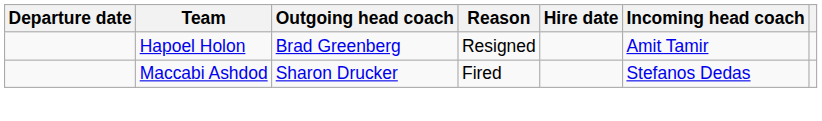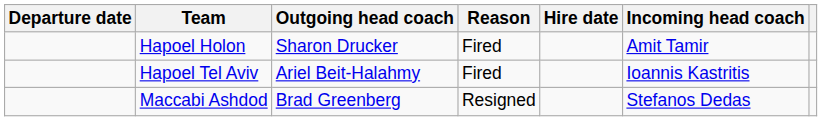(338, 45) Brad Greenberg -> (337, 45) Sharon Drucker
(499, 45) Resigned -> (482, 45) Fired
+ row: (199, 73)
(337, 73) Sharon Drucker -> (338, 101) Brad Greenberg
(482, 73) Fired -> (499, 101) Resigned
